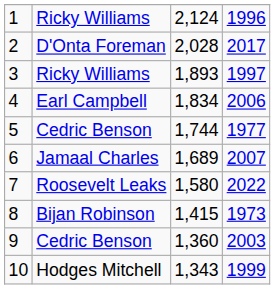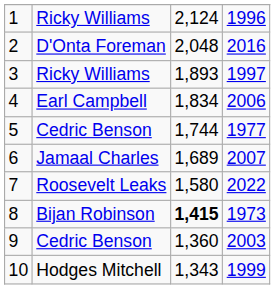(197, 46) 2,028 -> (197, 46) 2,048
(246, 46) 2017 -> (246, 46) 2016
(197, 213) normal -> (197, 213) bold
